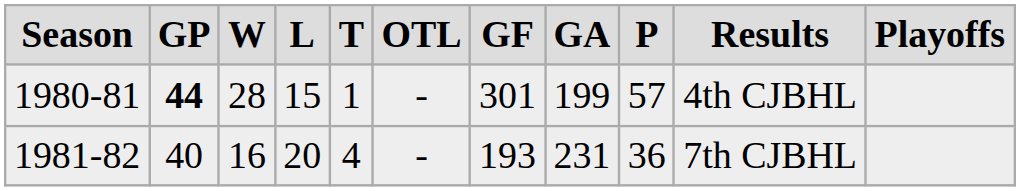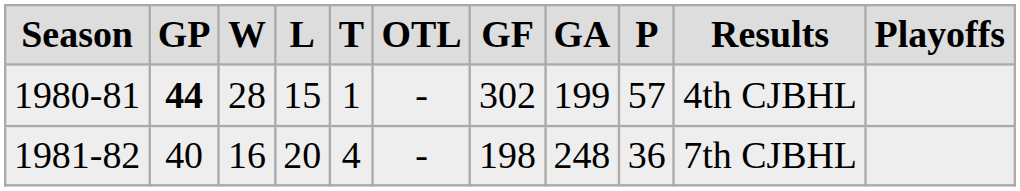(508, 94) 301 -> (508, 94) 302
(508, 154) 193 -> (508, 154) 198
(582, 154) 231 -> (582, 154) 248
